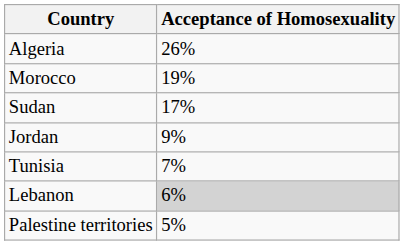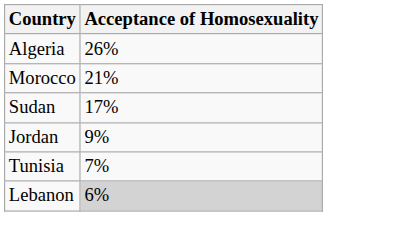(178, 78) 19% -> (101, 78) 21%
- row: (81, 225)
